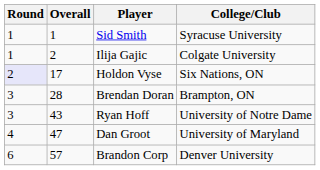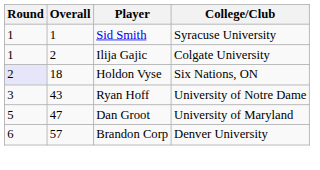(56, 74) 17 -> (56, 74) 18
- row: (135, 94)
(10, 134) 4 -> (10, 114) 5
